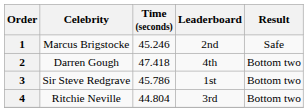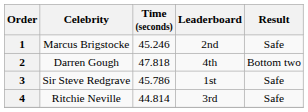(154, 62) 47.418 -> (154, 62) 47.818
(274, 80) Bottom two -> (274, 80) Safe
(154, 98) 44.804 -> (154, 98) 44.814
(274, 98) Bottom two -> (274, 98) Safe
